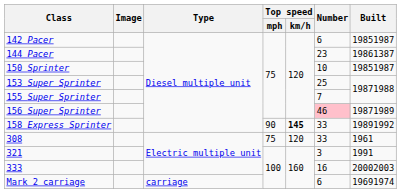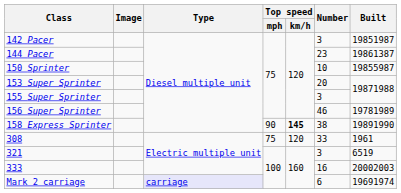(319, 40) 6 -> (319, 40) 3
(373, 68) 19851987 -> (373, 68) 19855987
(322, 82) 25 -> (322, 82) 20
(319, 97) 7 -> (319, 97) 3
(322, 111) pink background -> (322, 111) no background
(373, 111) 19871989 -> (373, 111) 19781989
(322, 125) 33 -> (322, 125) 38
(373, 125) 19891992 -> (373, 125) 19891990
(363, 153) 1991 -> (363, 153) 6519
(167, 182) no background -> (167, 182) lavender background
